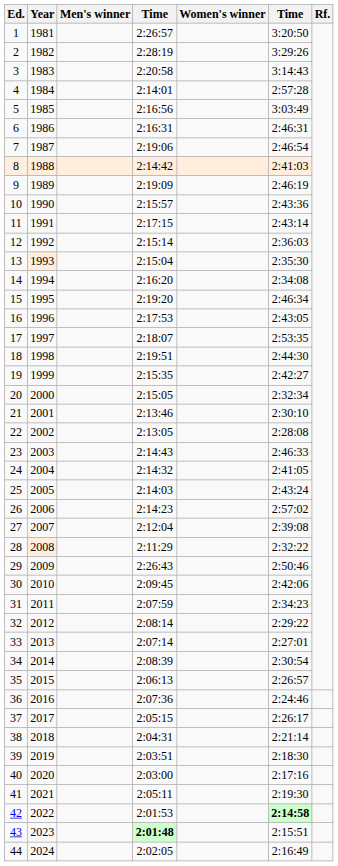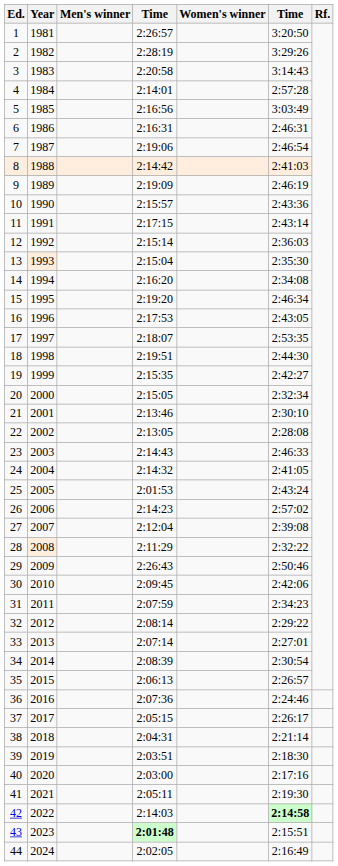(155, 489) 2:14:03 -> (155, 489) 2:01:53
(155, 813) 2:01:53 -> (155, 813) 2:14:03
